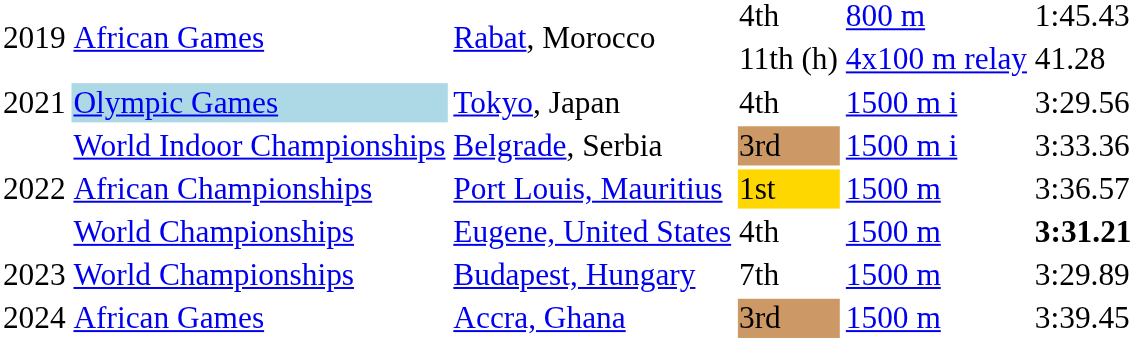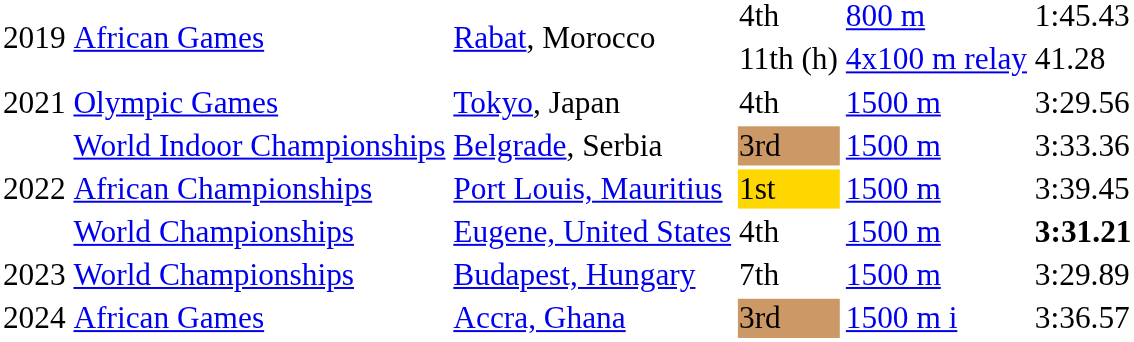(176, 102) lightblue background -> (176, 102) no background
(902, 102) 1500 m i -> (893, 102) 1500 m
(902, 145) 1500 m i -> (893, 145) 1500 m
(1082, 188) 3:36.57 -> (1082, 188) 3:39.45
(893, 317) 1500 m -> (902, 317) 1500 m i
(1082, 317) 3:39.45 -> (1082, 317) 3:36.57
